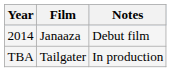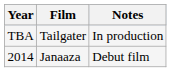rows swapped: (21, 35) <-> (21, 56)
